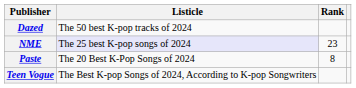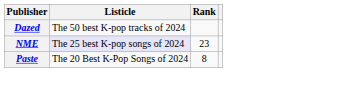- row: (30, 75)
